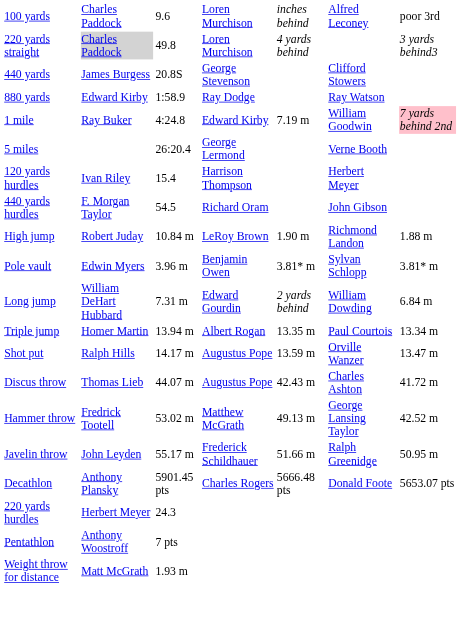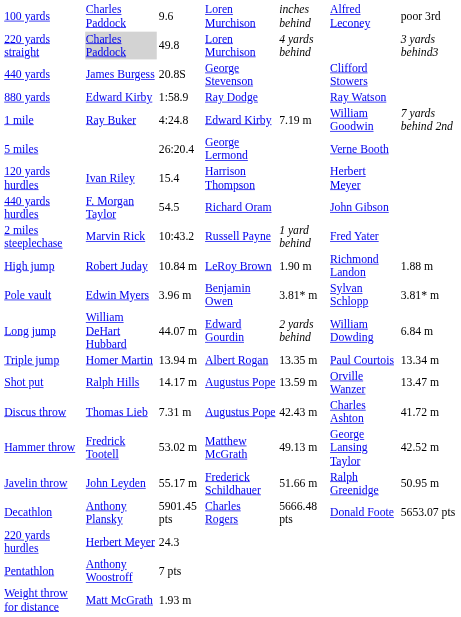(426, 120) pink background -> (427, 120) no background
+ row: (33, 236)
(172, 301) 7.31 m -> (178, 331) 44.07 m
(175, 382) 44.07 m -> (175, 412) 7.31 m
